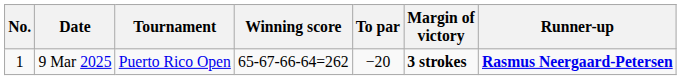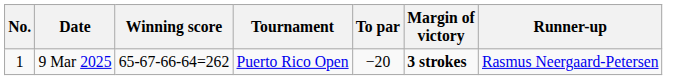columns swapped: (175, 26) <-> (293, 26)
(577, 61) bold -> (570, 61) normal
